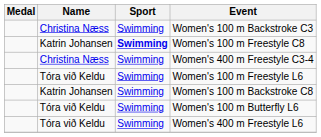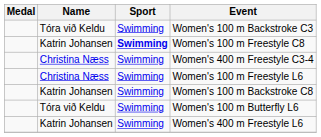(74, 28) Christina Næss -> (72, 28) Tóra við Keldu
(72, 76) Tóra við Keldu -> (74, 76) Christina Næss
(72, 124) Tóra við Keldu -> (76, 124) Katrin Johansen
